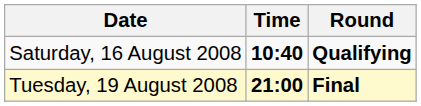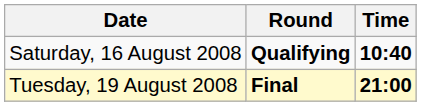columns swapped: (277, 20) <-> (362, 20)
